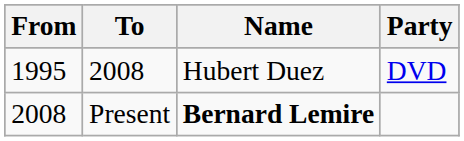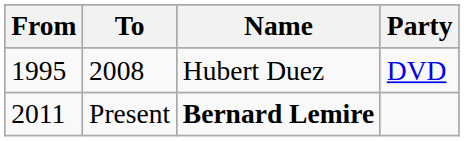(39, 113) 2008 -> (38, 113) 2011
